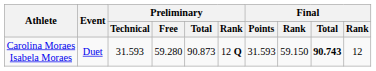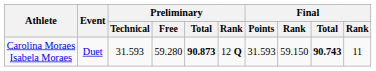(201, 52) normal -> (201, 52) bold
(357, 52) 12 -> (357, 52) 11
